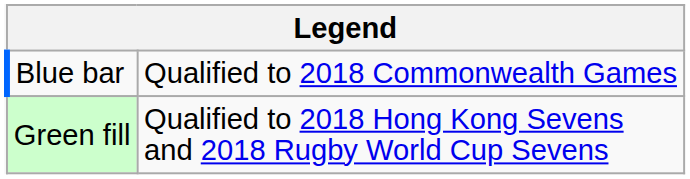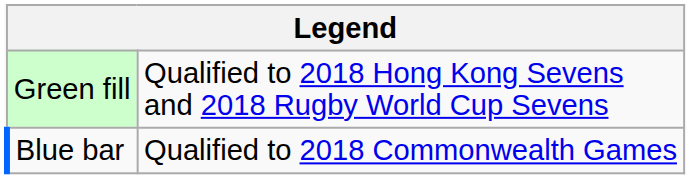rows swapped: (72, 134) <-> (70, 73)
